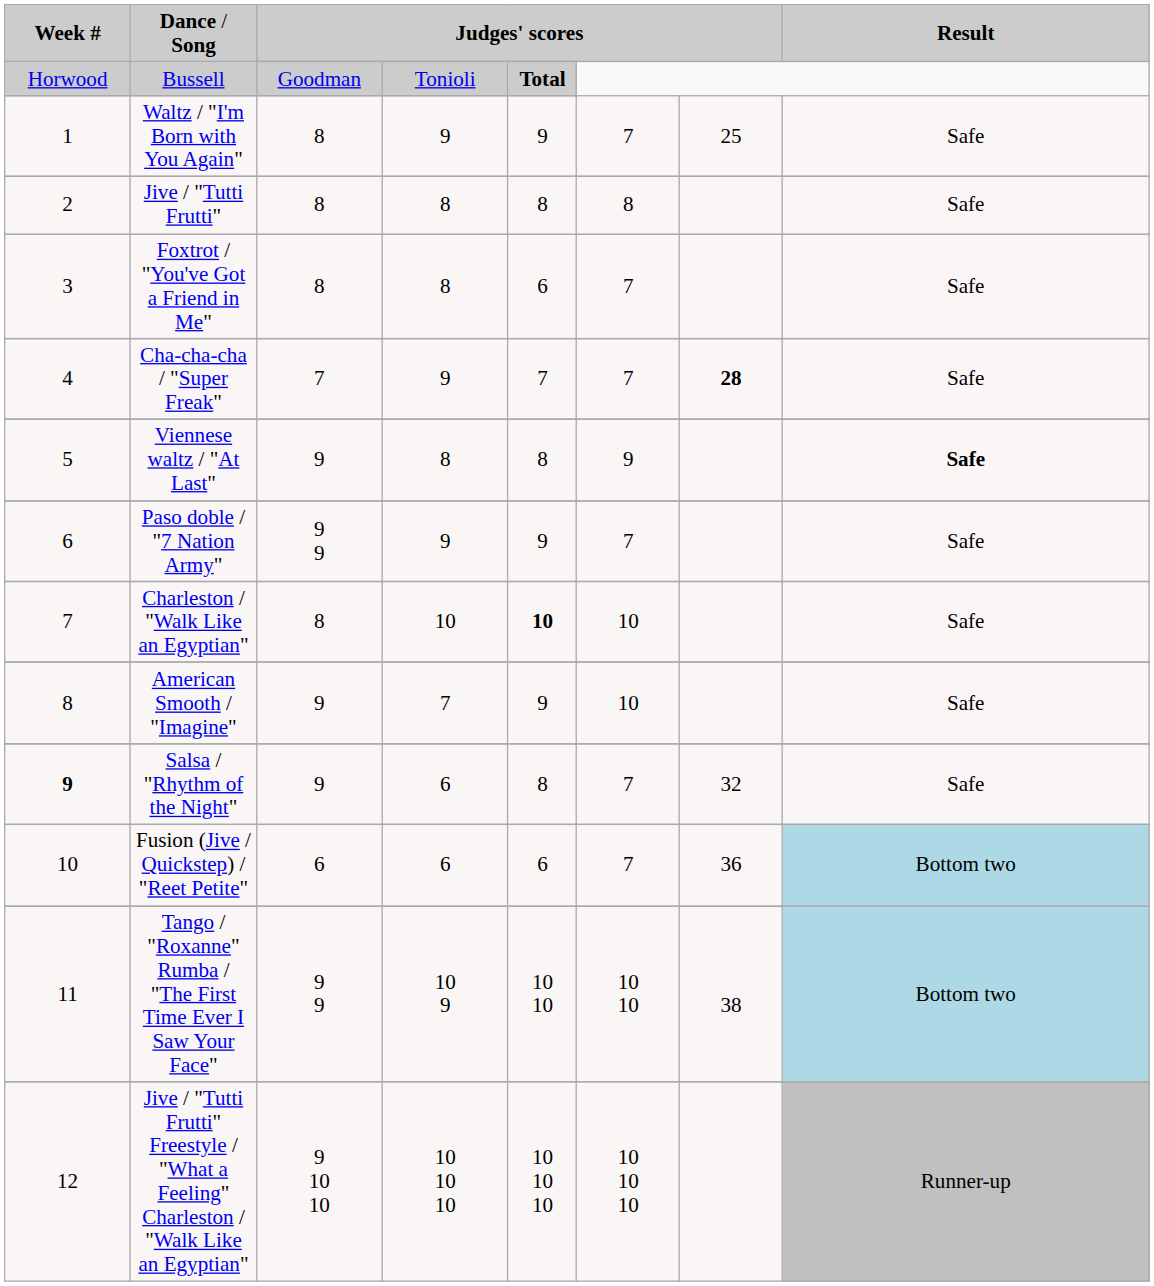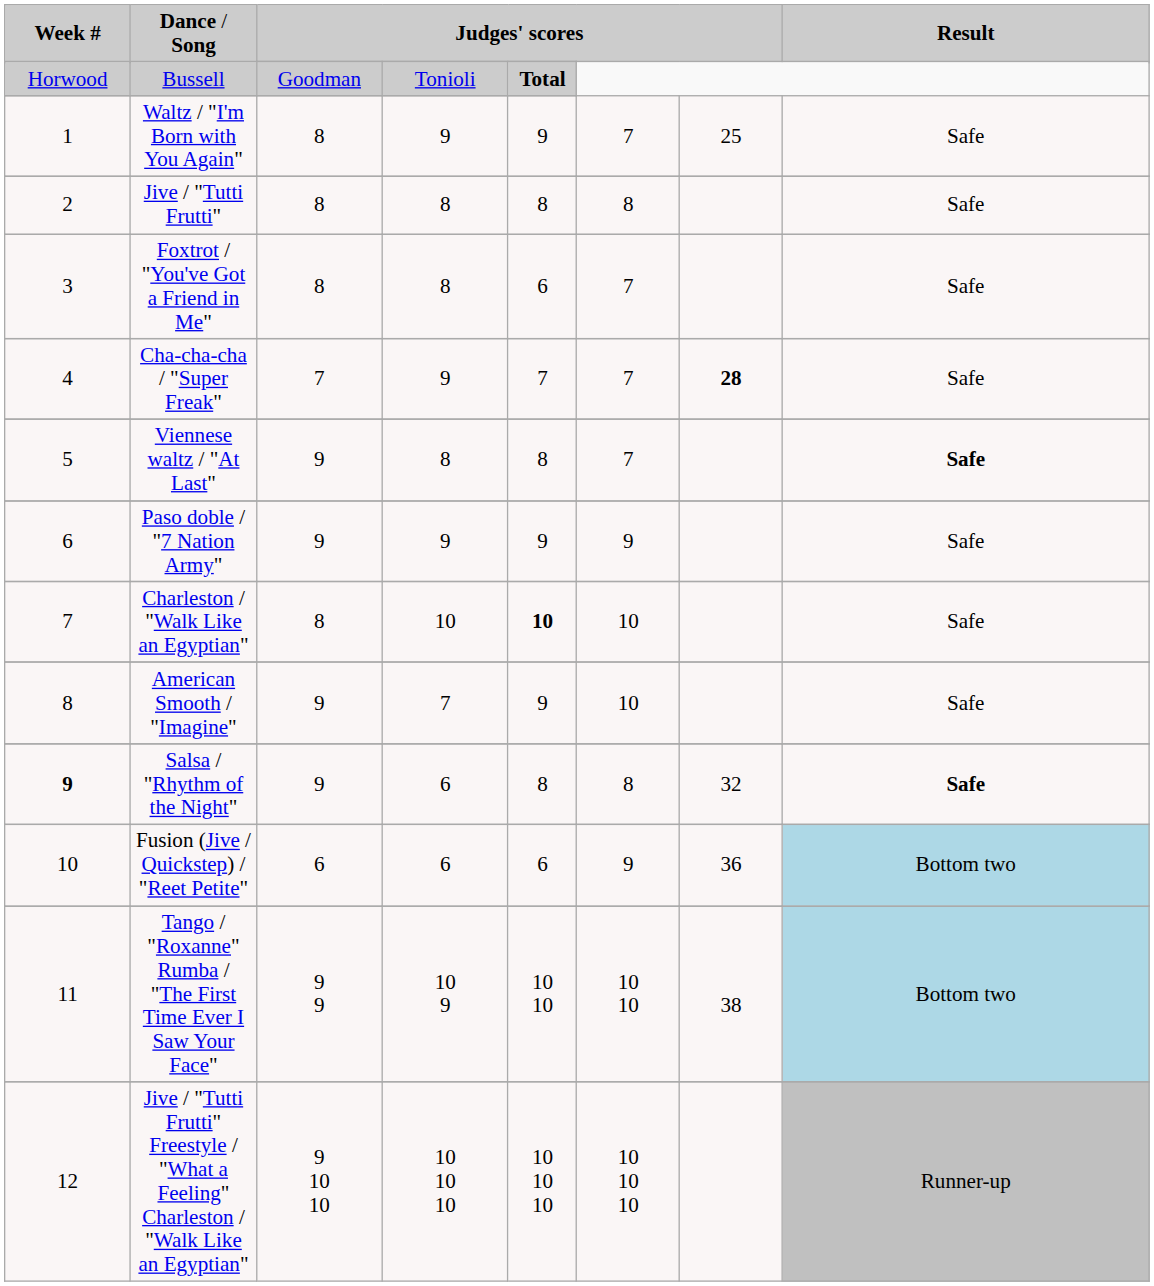(628, 459) 9 -> (628, 459) 7
(319, 540) 9 9 -> (319, 540) 9
(628, 540) 7 -> (628, 540) 9
(628, 783) 7 -> (628, 783) 8
(966, 783) normal -> (966, 783) bold
(628, 864) 7 -> (628, 864) 9
